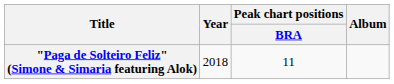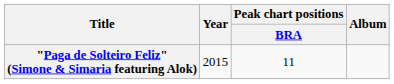(215, 61) 2018 -> (215, 61) 2015
